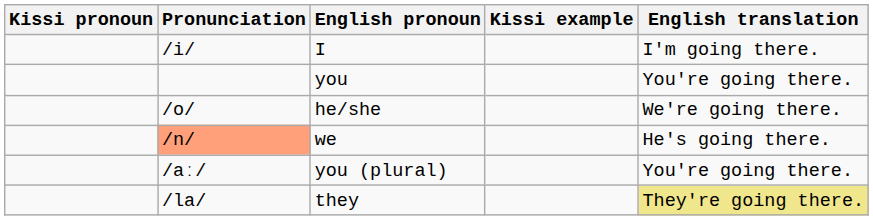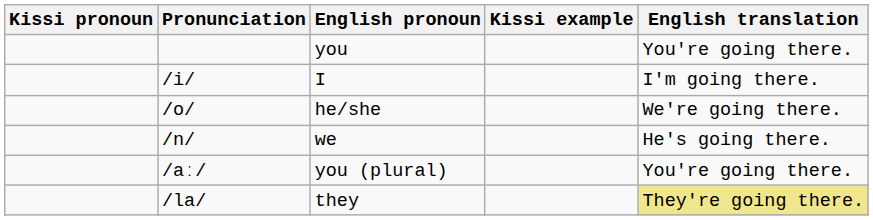rows swapped: (320, 50) <-> (331, 80)
(179, 140) lightsalmon background -> (179, 140) no background
